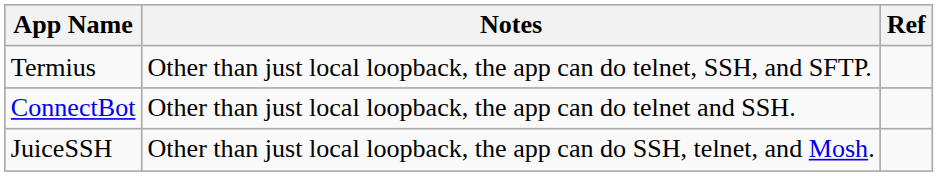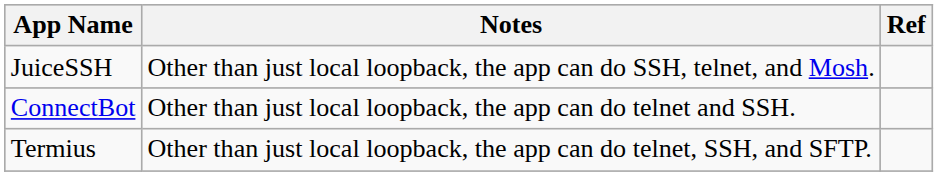rows swapped: (62, 149) <-> (53, 66)
